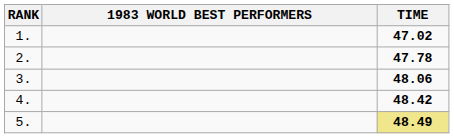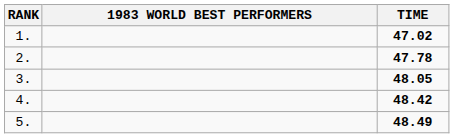(413, 79) 48.06 -> (413, 79) 48.05
(413, 122) khaki background -> (413, 122) no background
